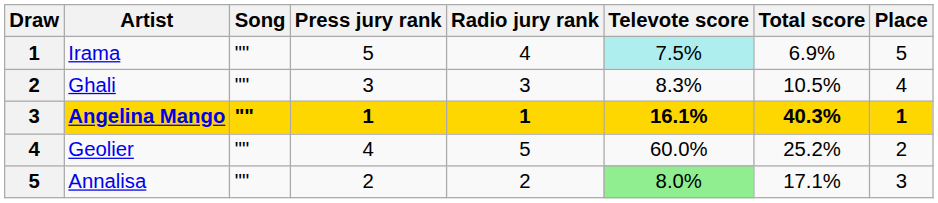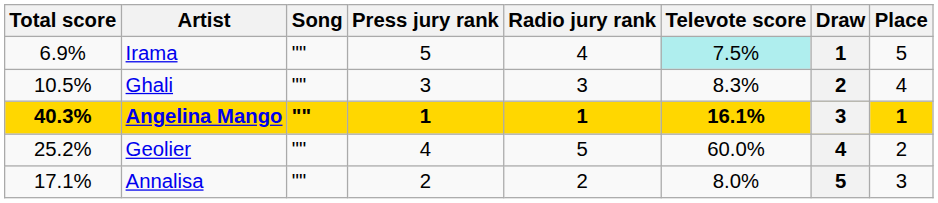columns swapped: (34, 20) <-> (812, 20)
(679, 181) lightgreen background -> (736, 181) no background
